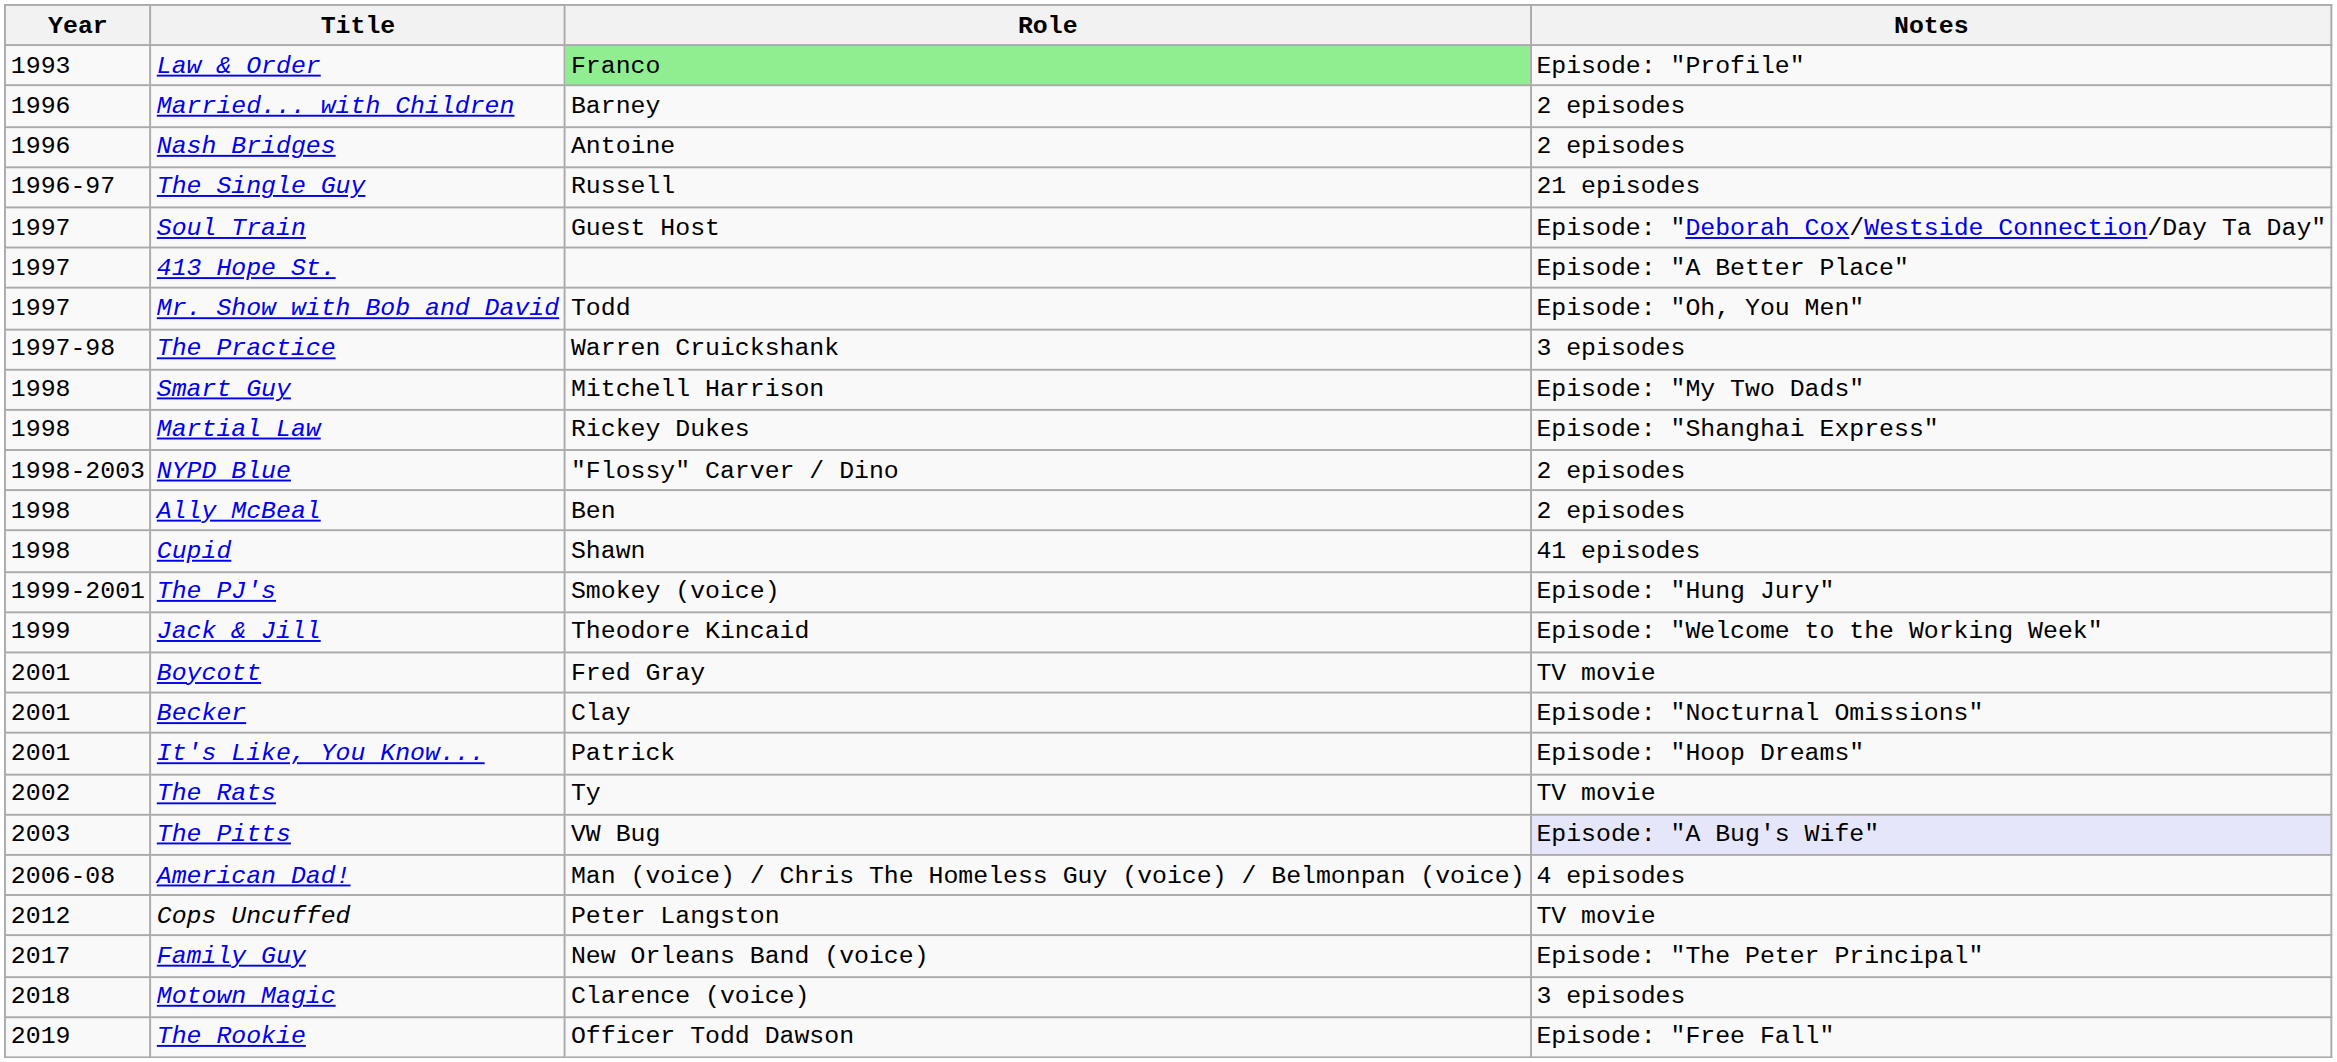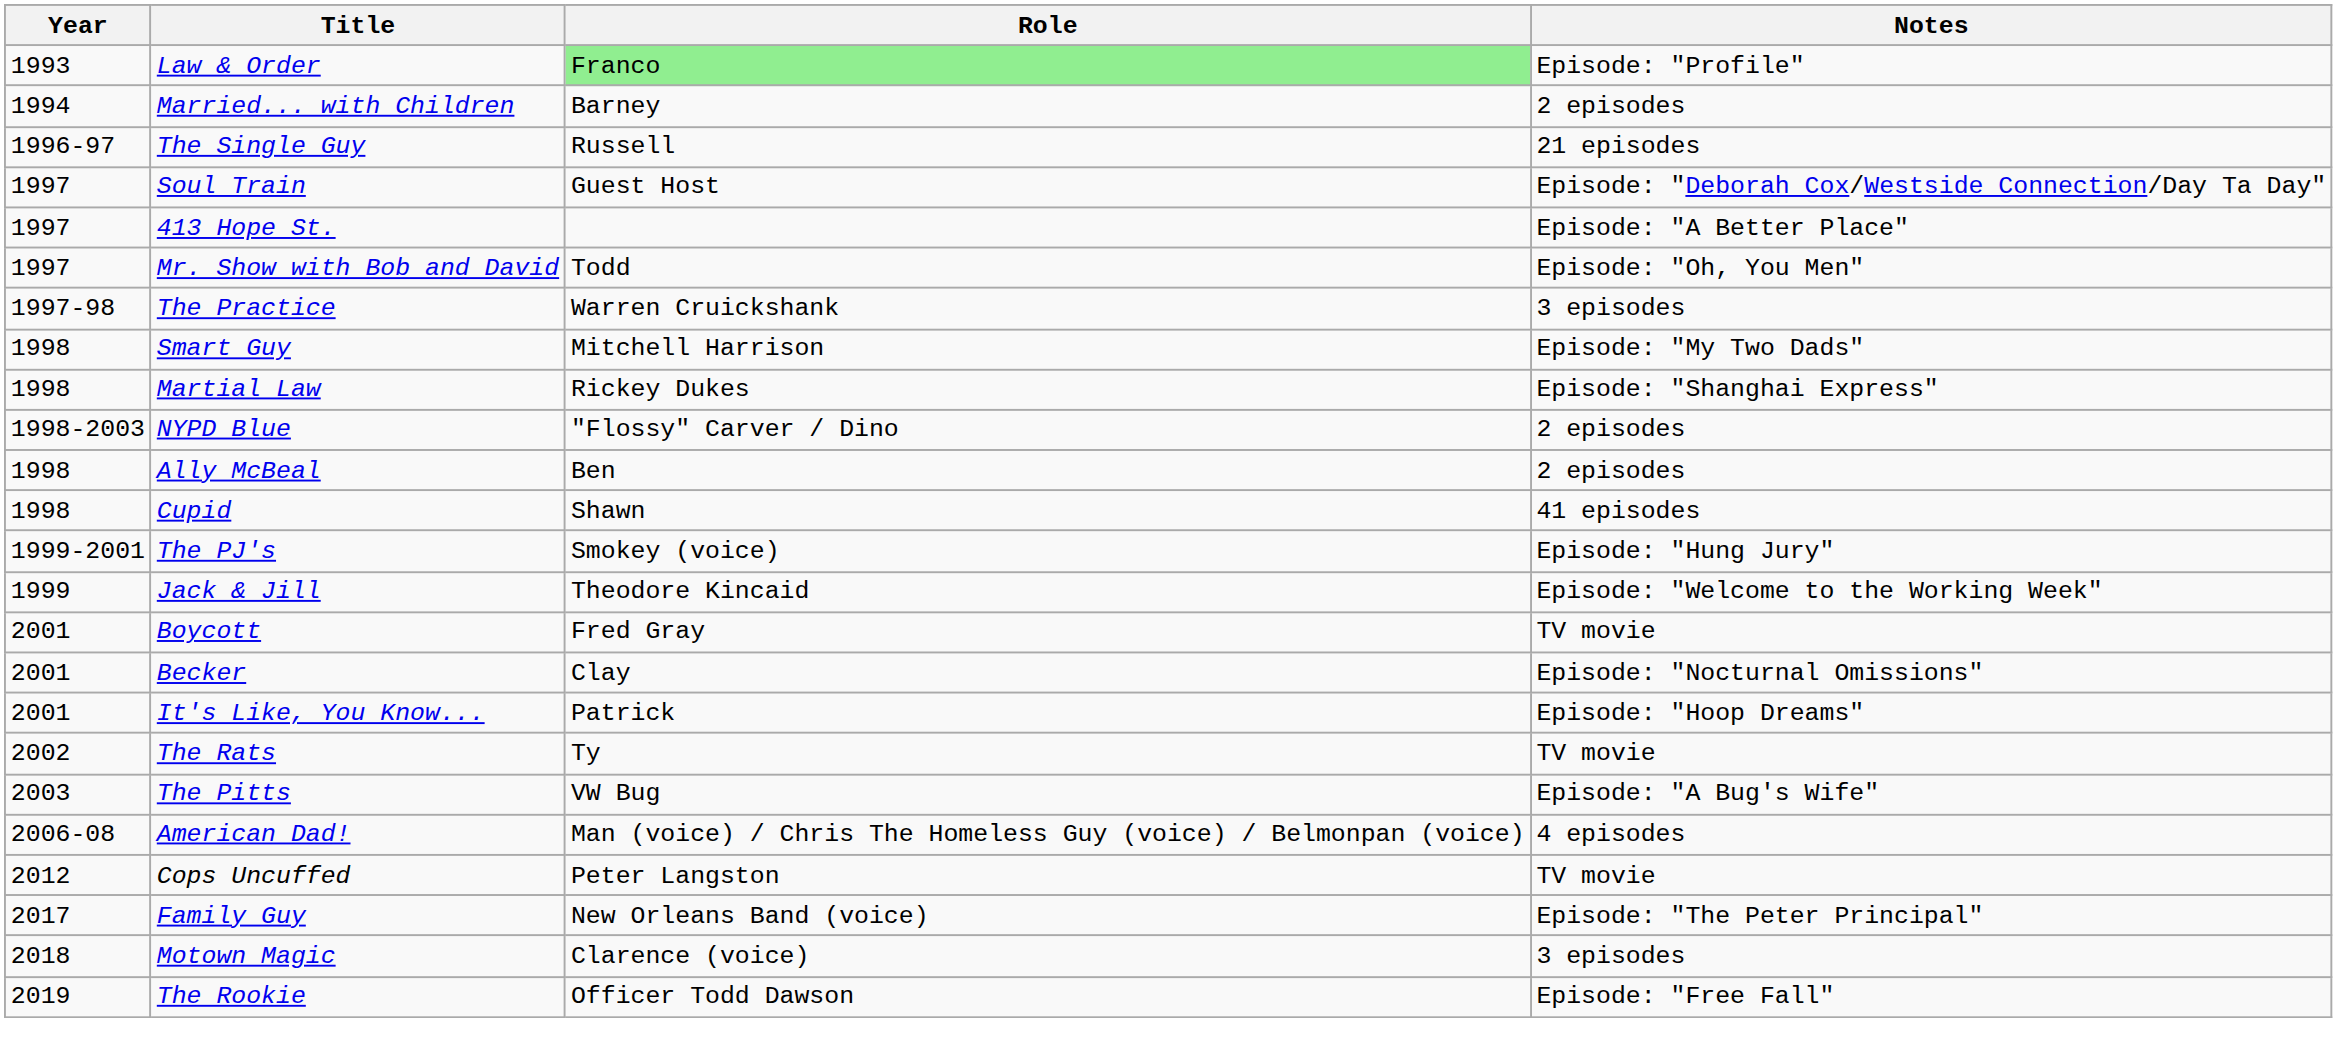(41, 106) 1996 -> (41, 106) 1994
- row: (246, 147)
(1708, 835) lavender background -> (1708, 794) no background
